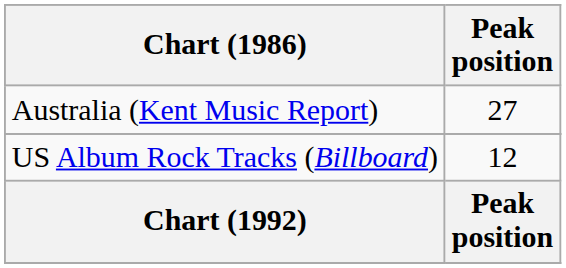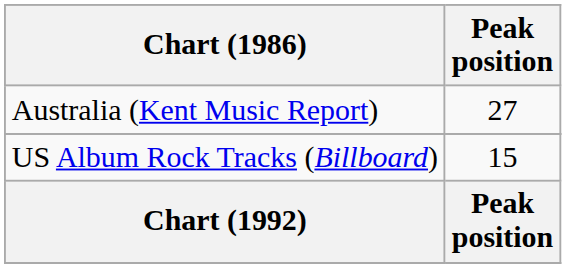(503, 156) 12 -> (503, 156) 15
